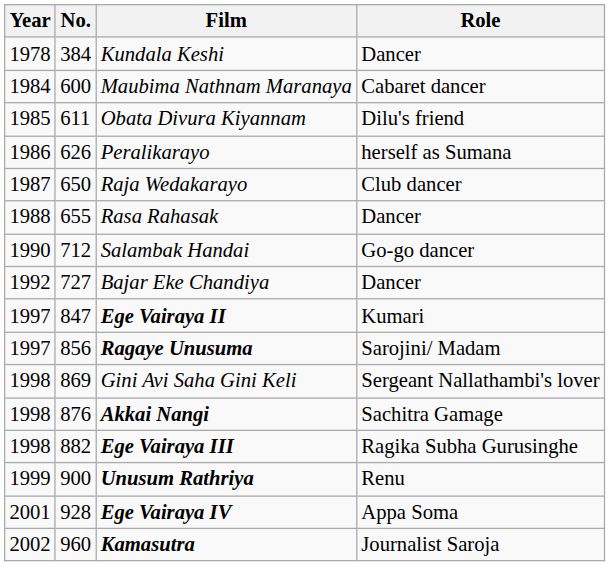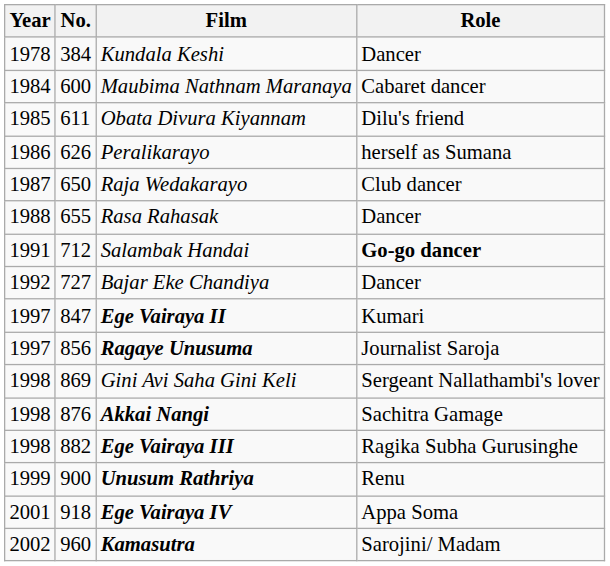(30, 250) 1990 -> (30, 250) 1991
(418, 250) normal -> (421, 250) bold
(431, 348) Sarojini/ Madam -> (430, 348) Journalist Saroja
(76, 511) 928 -> (76, 511) 918
(430, 544) Journalist Saroja -> (431, 544) Sarojini/ Madam
